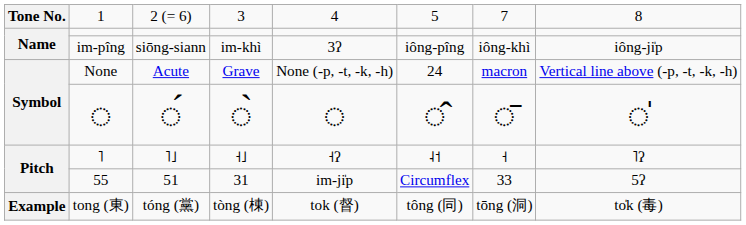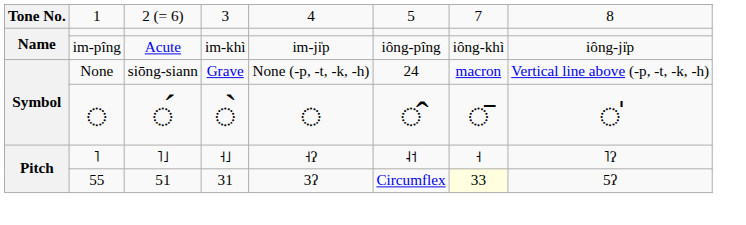(171, 47) siōng-siann -> (163, 47) Acute
(335, 47) 3ʔ -> (311, 47) im-ji̍p
(171, 71) Acute -> (163, 71) siōng-siann
(335, 180) im-ji̍p -> (311, 180) 3ʔ
(504, 180) no background -> (478, 180) lightyellow background
- row: (101, 205)
